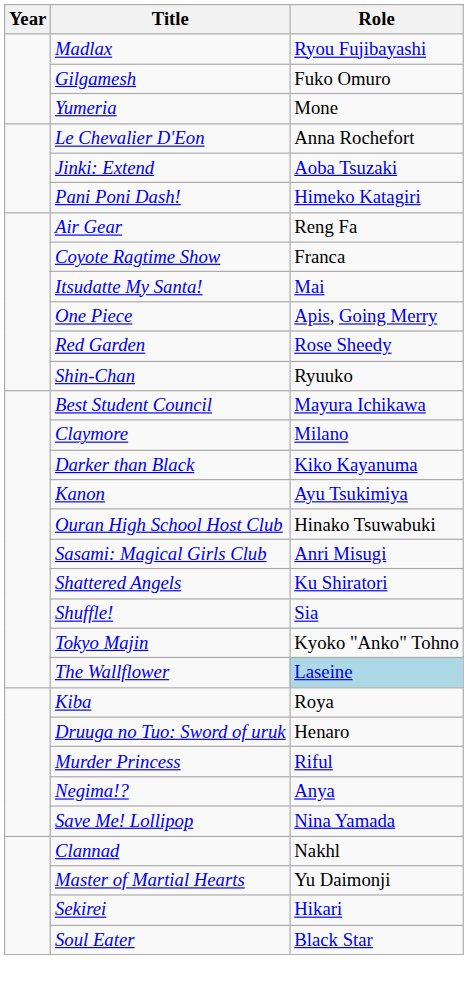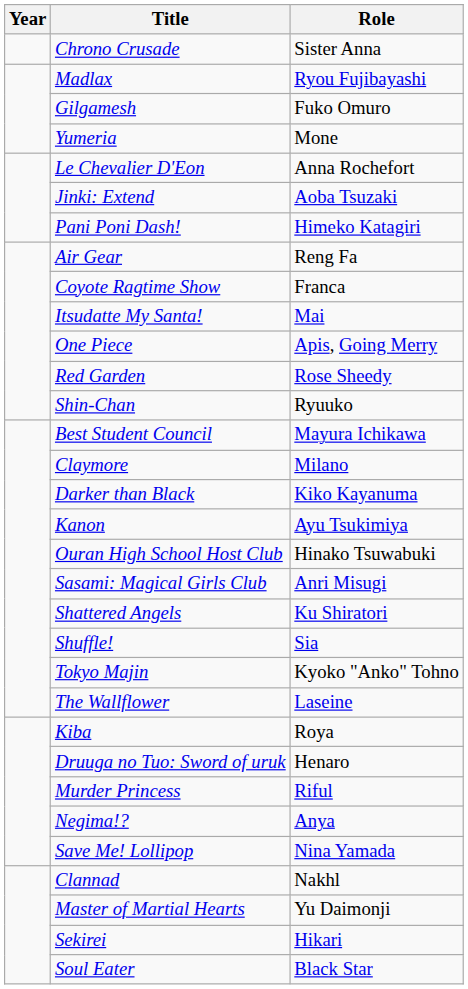+ row: (117, 49)
(323, 672) lightblue background -> (323, 702) no background
